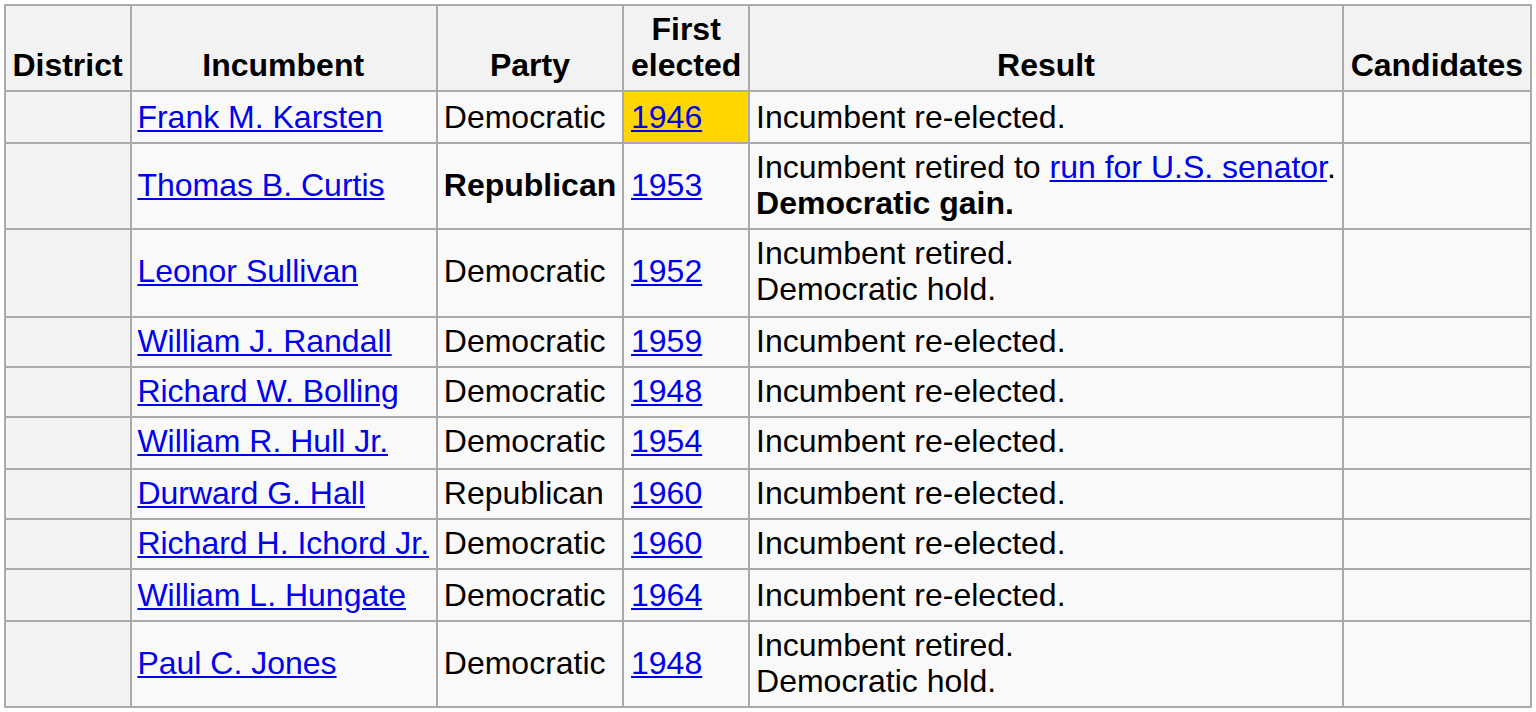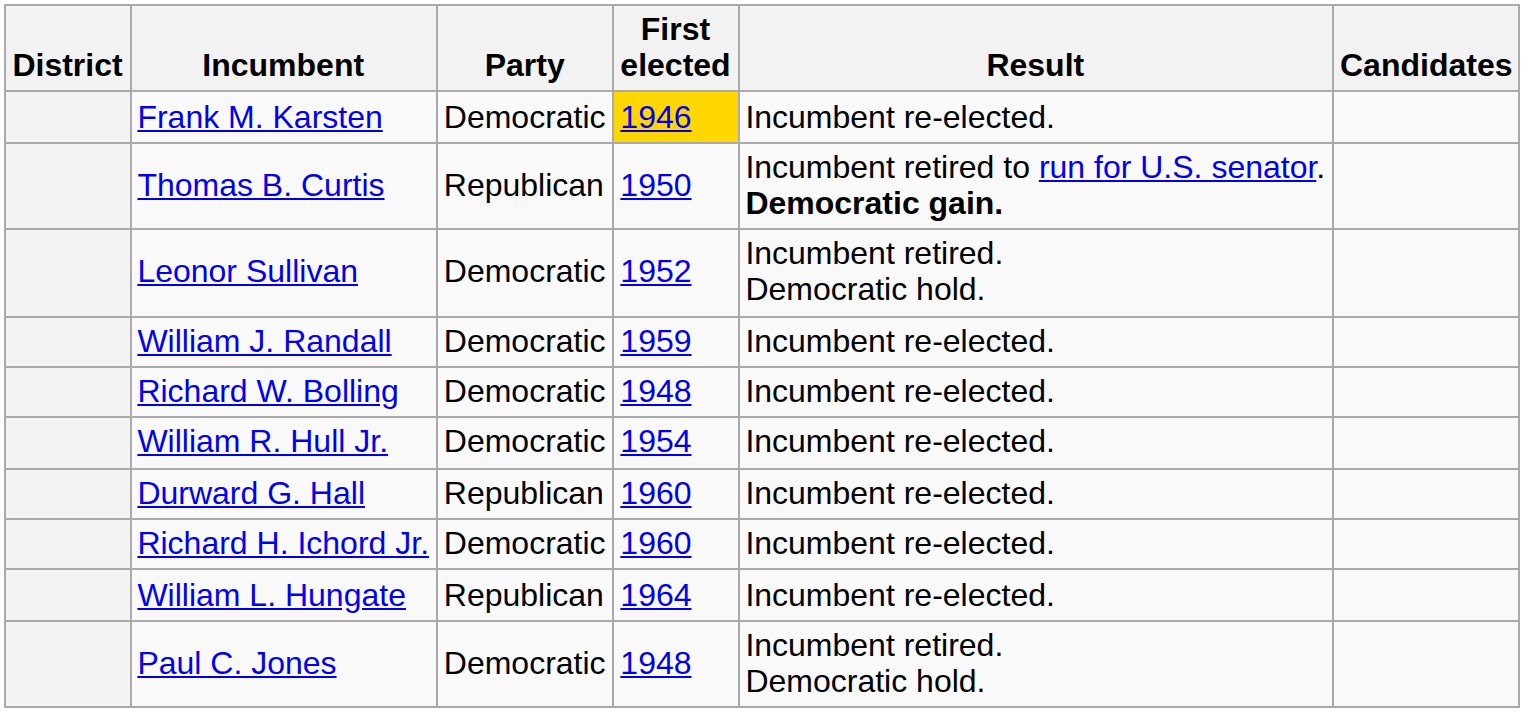(530, 185) bold -> (524, 185) normal
(667, 185) 1953 -> (656, 185) 1950
(525, 594) Democratic -> (524, 594) Republican
